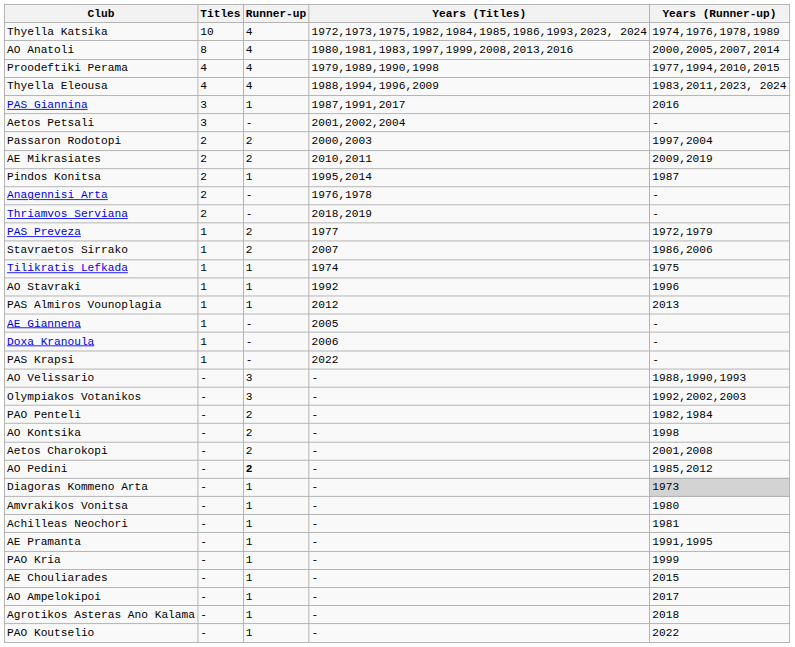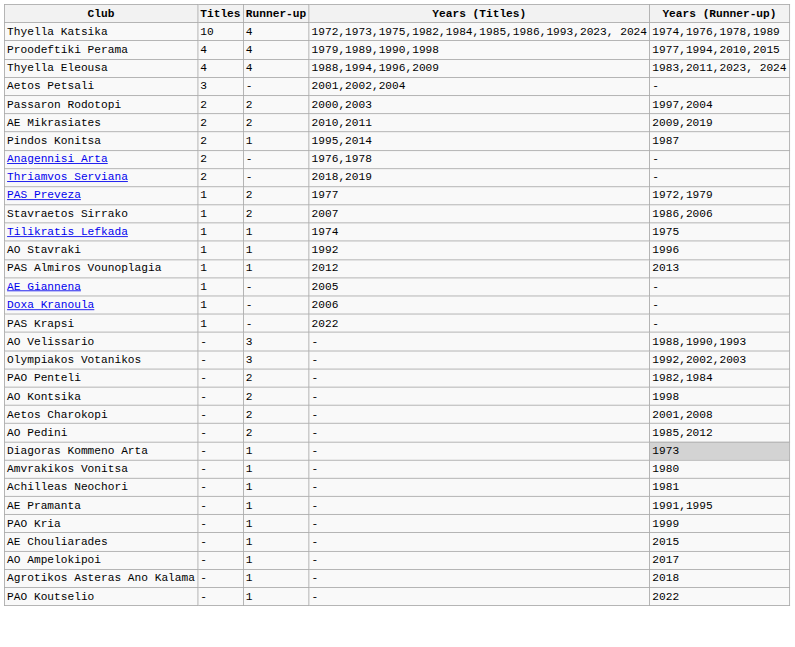- row: (41, 50)
- row: (47, 105)
(249, 469) bold -> (249, 433) normal
